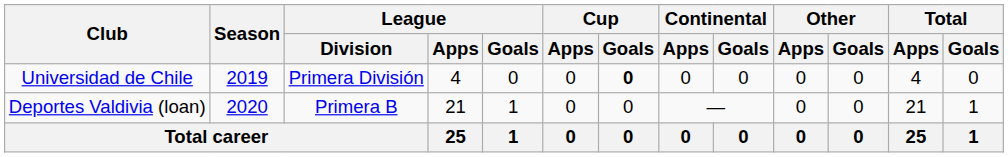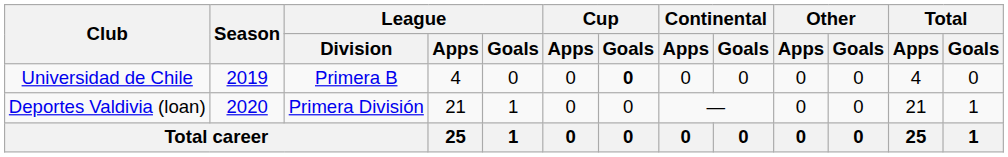(356, 78) Primera División -> (356, 78) Primera B
(356, 107) Primera B -> (356, 107) Primera División
